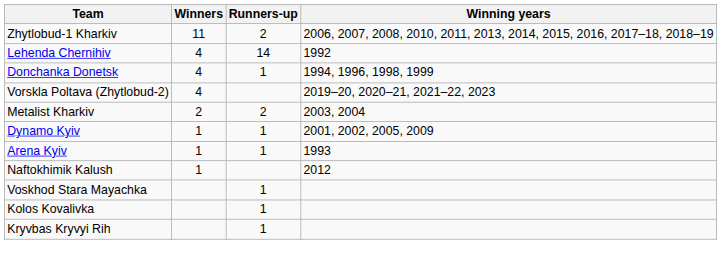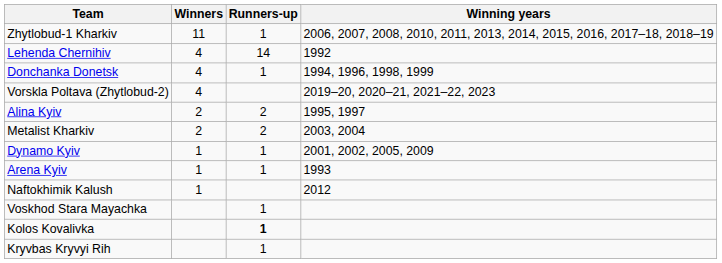(263, 33) 2 -> (263, 33) 1
+ row: (34, 111)
(263, 209) normal -> (263, 229) bold
